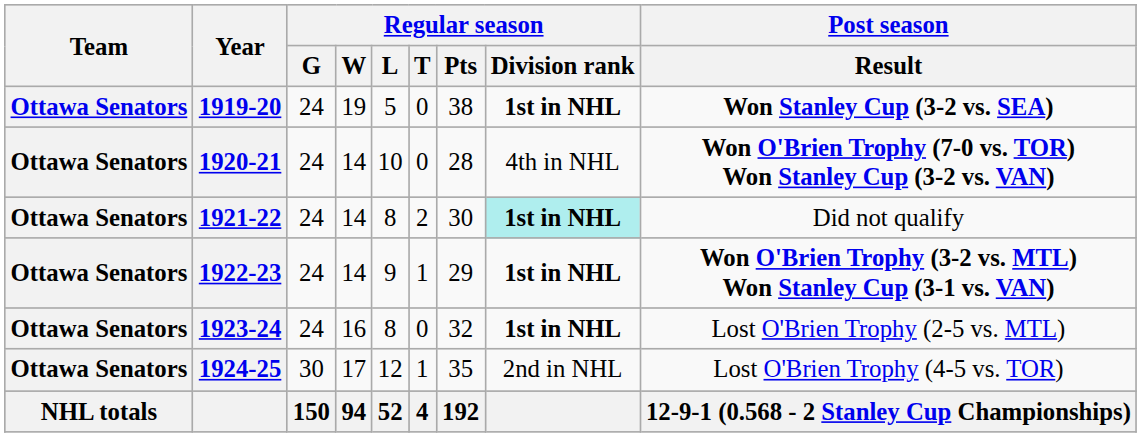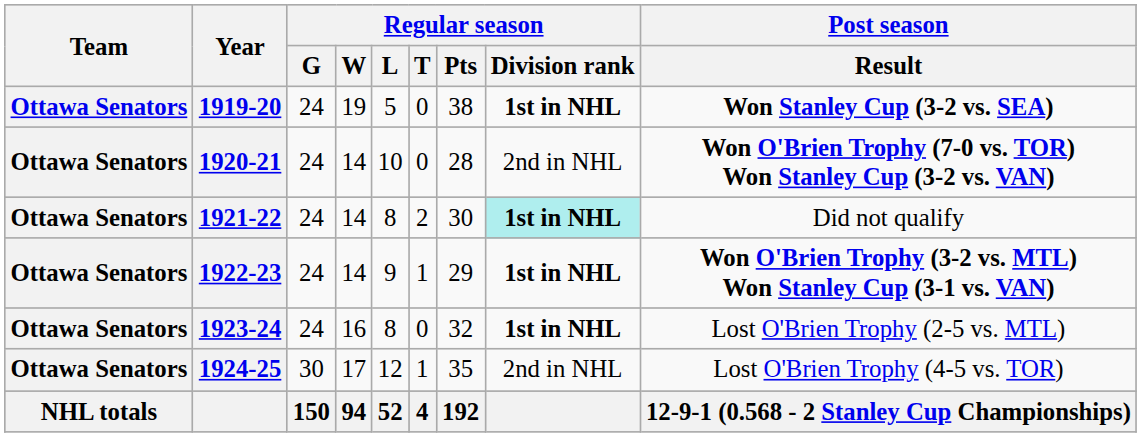(563, 162) 4th in NHL -> (563, 162) 2nd in NHL
